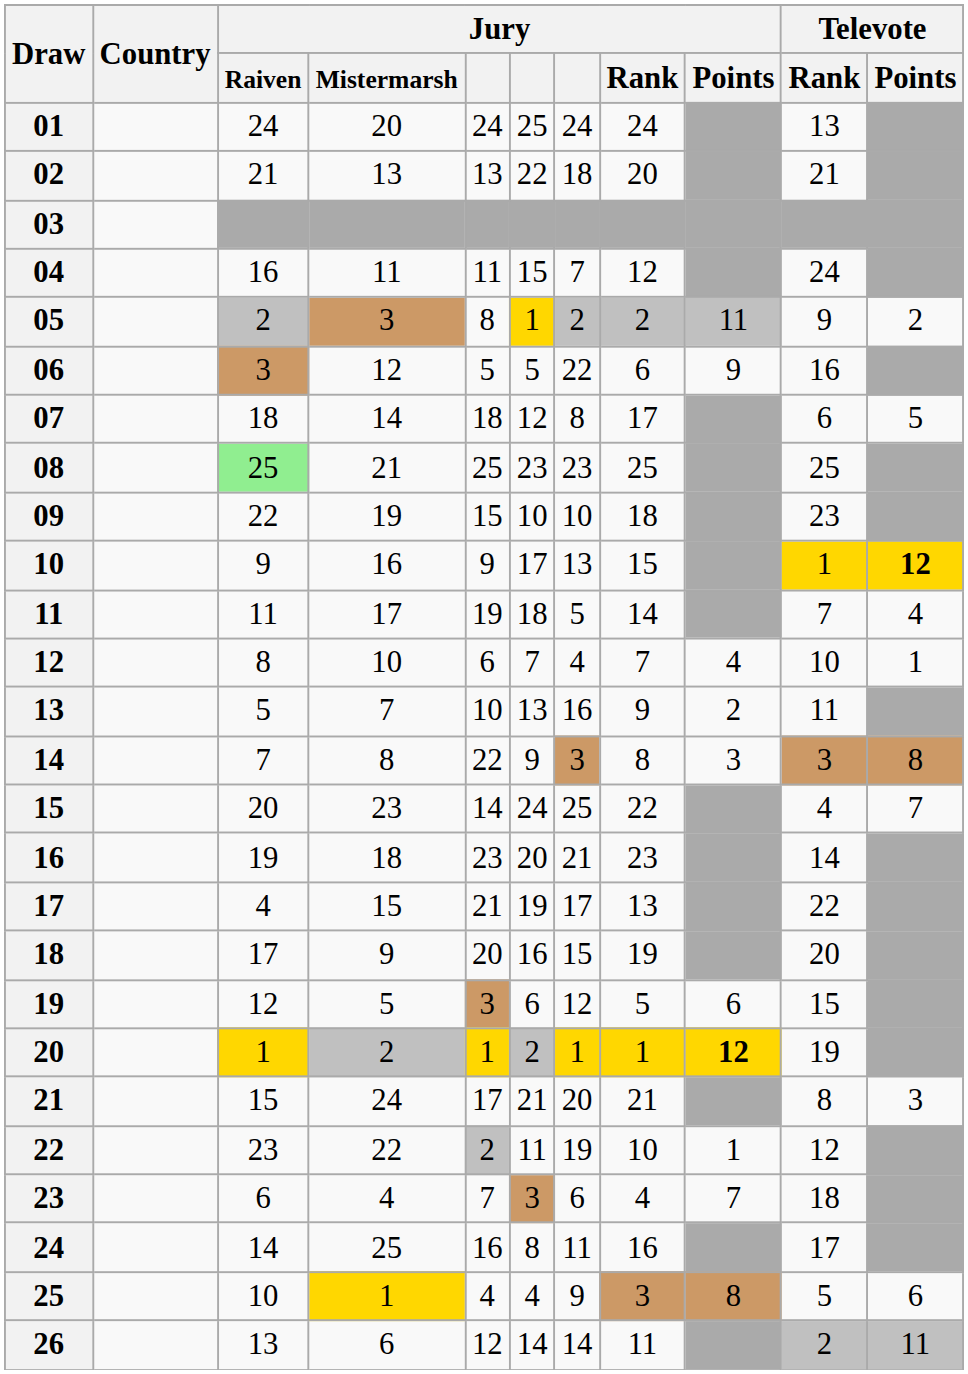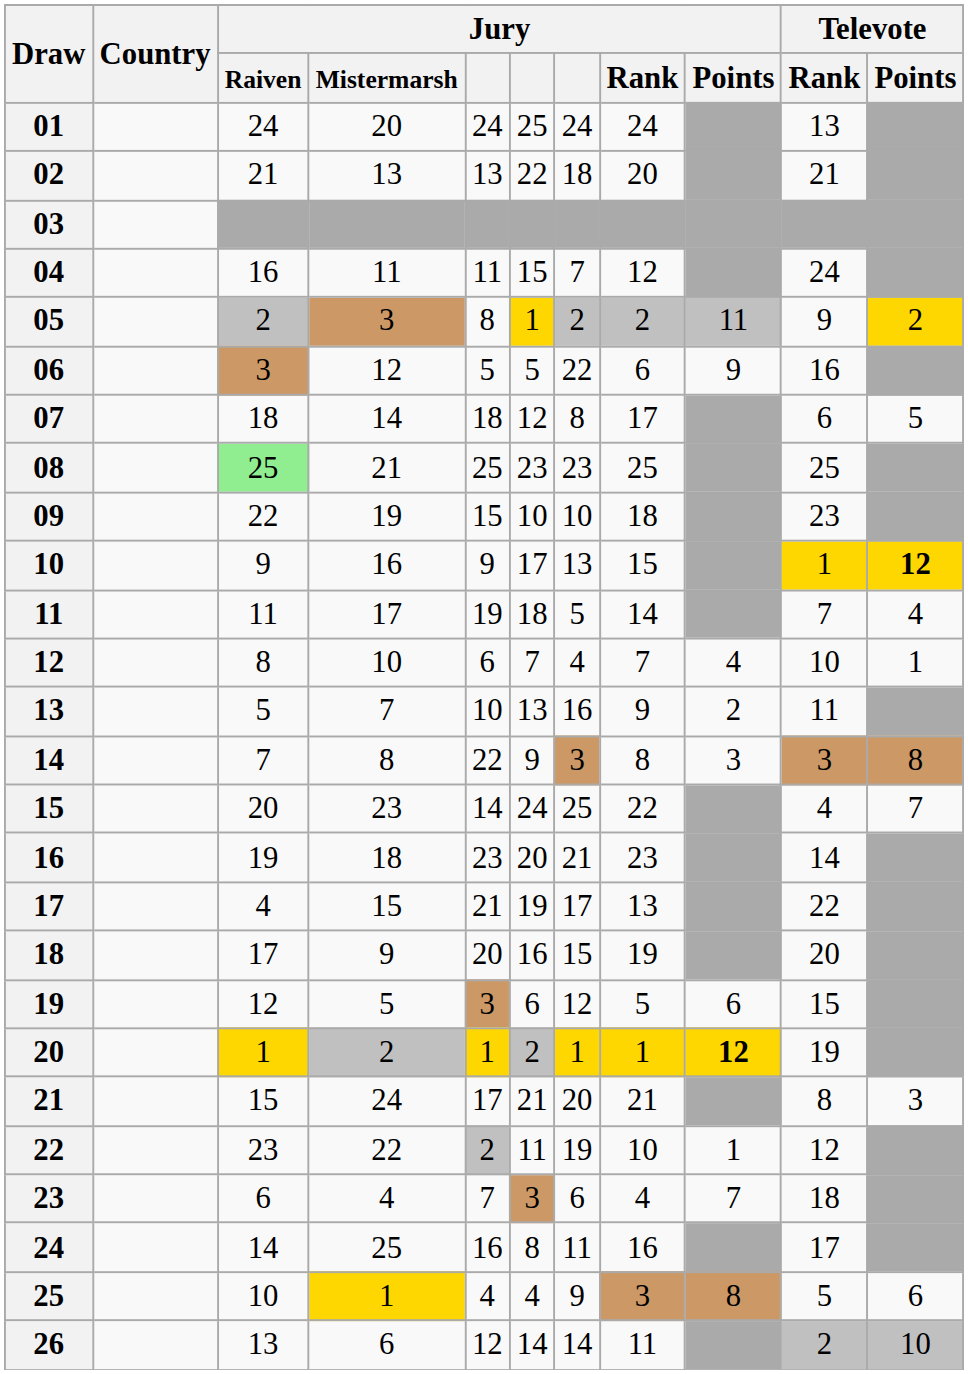(915, 321) no background -> (915, 321) gold background
(915, 1344) 11 -> (915, 1344) 10
